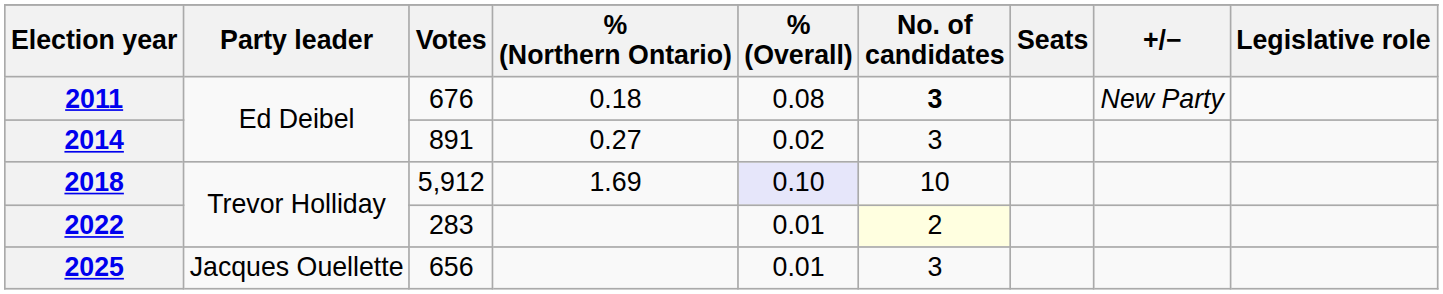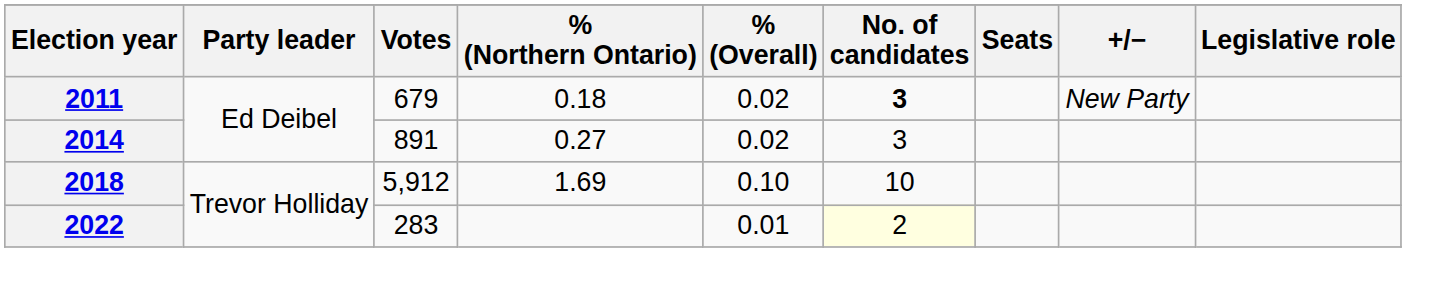(451, 98) 676 -> (416, 98) 679
(799, 98) 0.08 -> (763, 98) 0.02
(799, 182) lavender background -> (763, 182) no background
- row: (94, 267)
